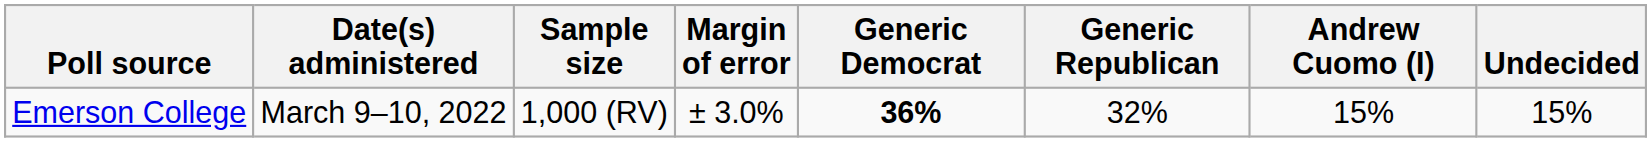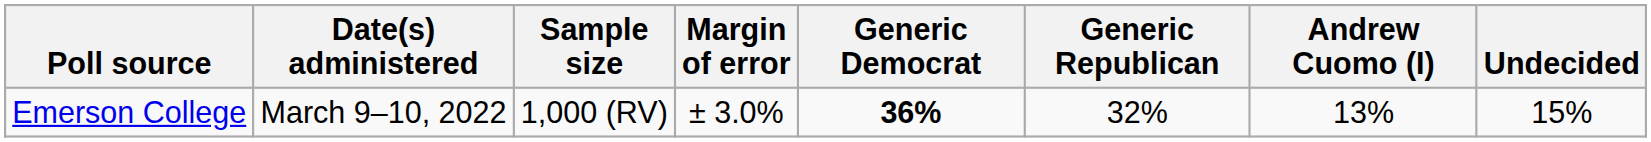(1364, 112) 15% -> (1364, 112) 13%
